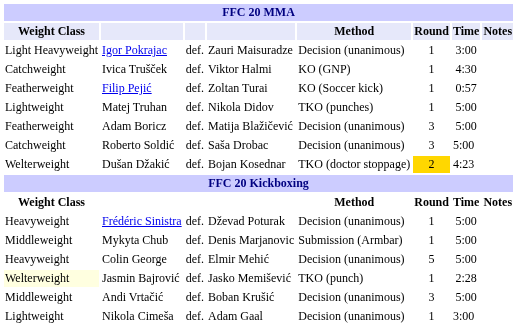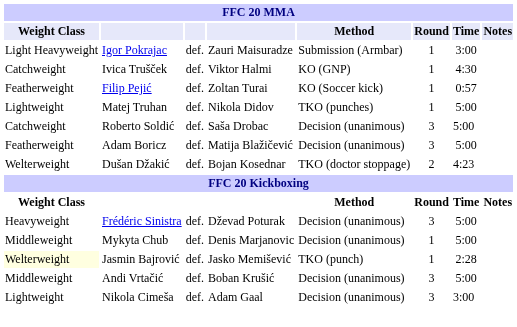(351, 50) Decision (unanimous) -> (350, 50) Submission (Armbar)
rows swapped: (134, 126) <-> (138, 145)
(432, 164) gold background -> (432, 164) no background
(432, 221) 1 -> (432, 221) 3
(350, 240) Submission (Armbar) -> (351, 240) Decision (unanimous)
- row: (134, 259)
(432, 316) 1 -> (432, 297) 3
